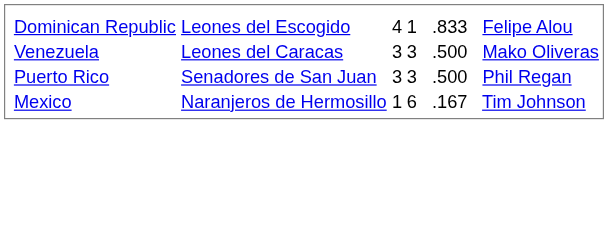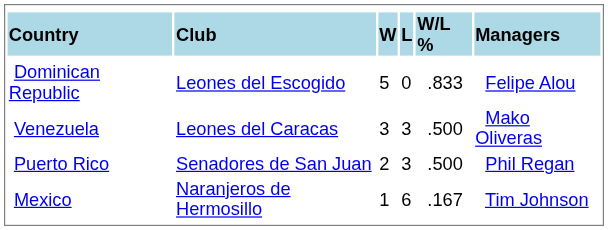+ row: (44, 34)
(397, 26) 4 -> (384, 82) 5
(412, 26) 1 -> (406, 82) 0
(397, 77) 3 -> (384, 163) 2
